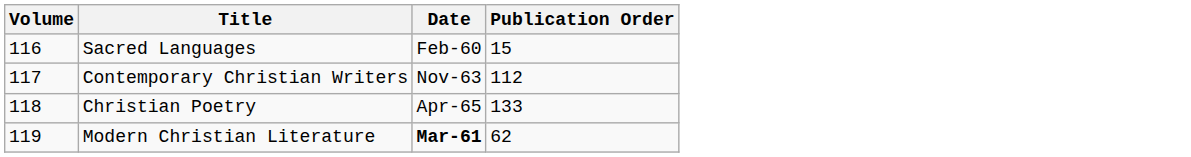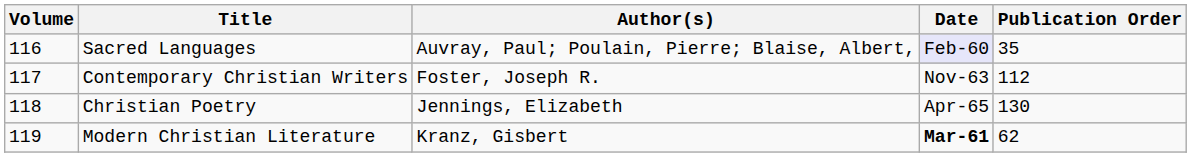+ column: (666, 19)
(449, 49) no background -> (957, 49) lavender background
(501, 49) 15 -> (1009, 49) 35
(507, 108) 133 -> (1014, 108) 130
